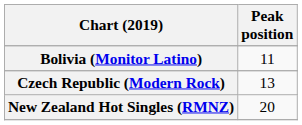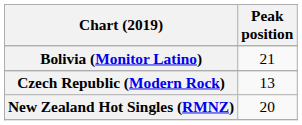(267, 58) 11 -> (267, 58) 21
